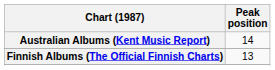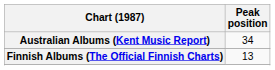(248, 40) 14 -> (248, 40) 34
